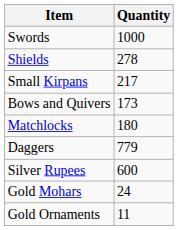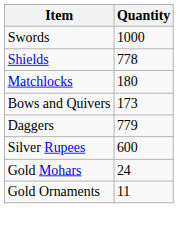(127, 59) 278 -> (127, 59) 778
- row: (48, 81)
rows swapped: (40, 125) <-> (59, 103)
